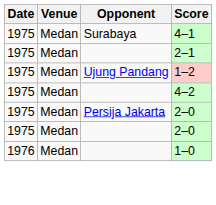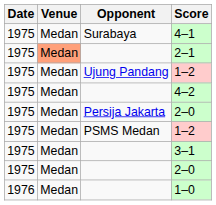(59, 53) no background -> (59, 53) lightsalmon background
+ row: (122, 131)
+ row: (126, 151)
